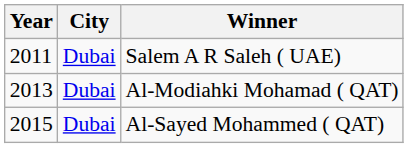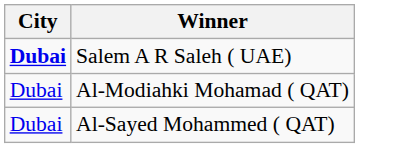- column: (31, 21)
(89, 55) normal -> (38, 55) bold
